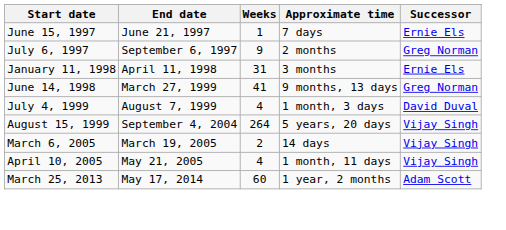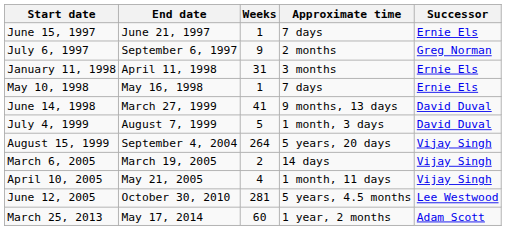+ row: (48, 87)
(441, 87) Greg Norman -> (454, 106) David Duval
(260, 106) 4 -> (260, 124) 5
+ row: (51, 198)
